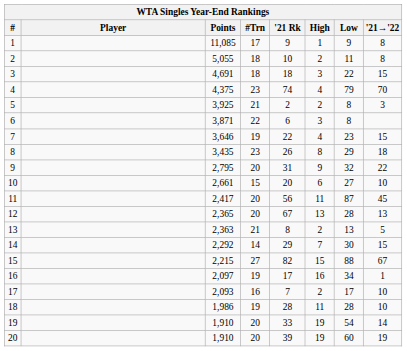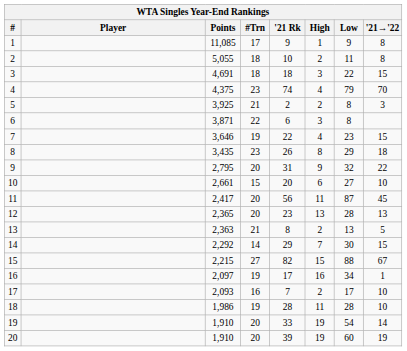(288, 214) 67 -> (288, 214) 23
